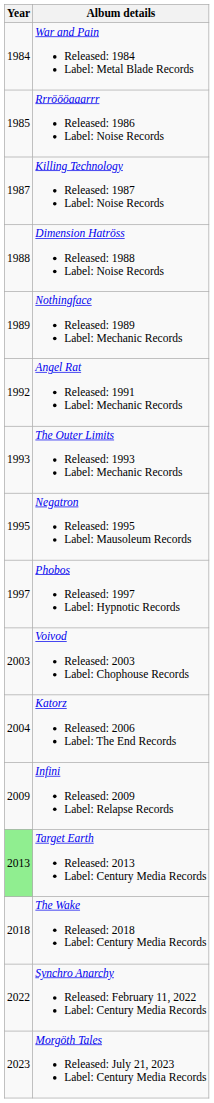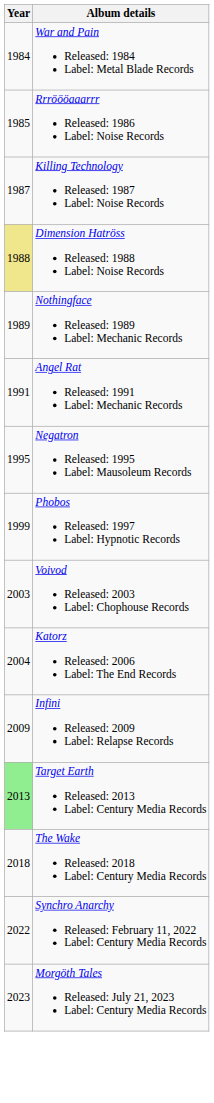(19, 258) no background -> (19, 258) khaki background
(19, 392) 1992 -> (19, 392) 1991
- row: (121, 454)
(19, 594) 1997 -> (19, 526) 1999
